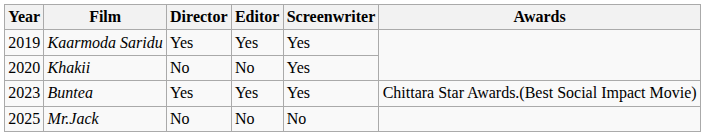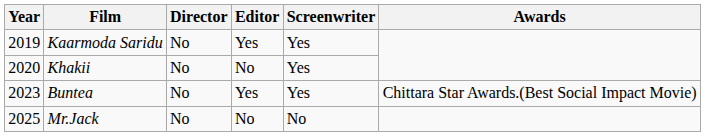(182, 42) Yes -> (180, 42) No
(182, 93) Yes -> (180, 93) No
